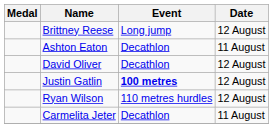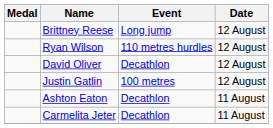rows swapped: (75, 47) <-> (73, 99)
(149, 82) bold -> (148, 82) normal
